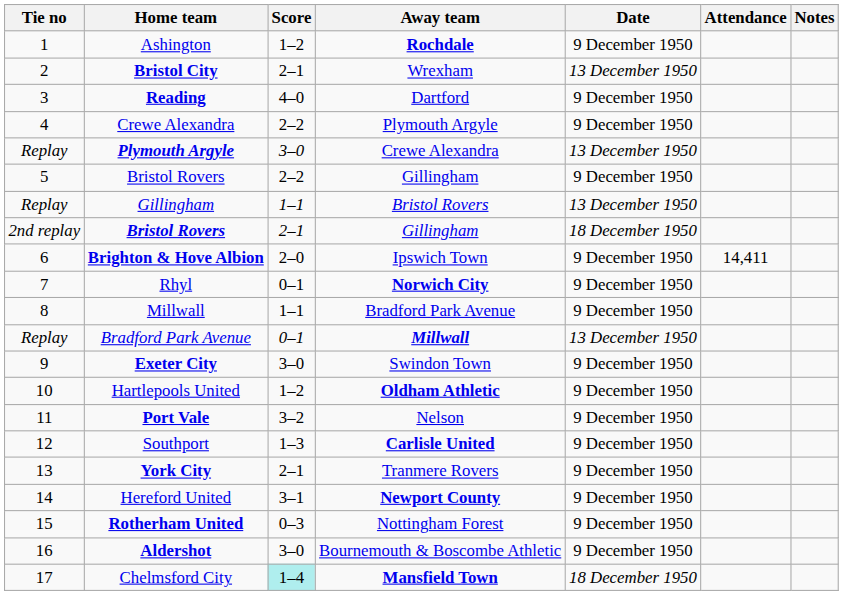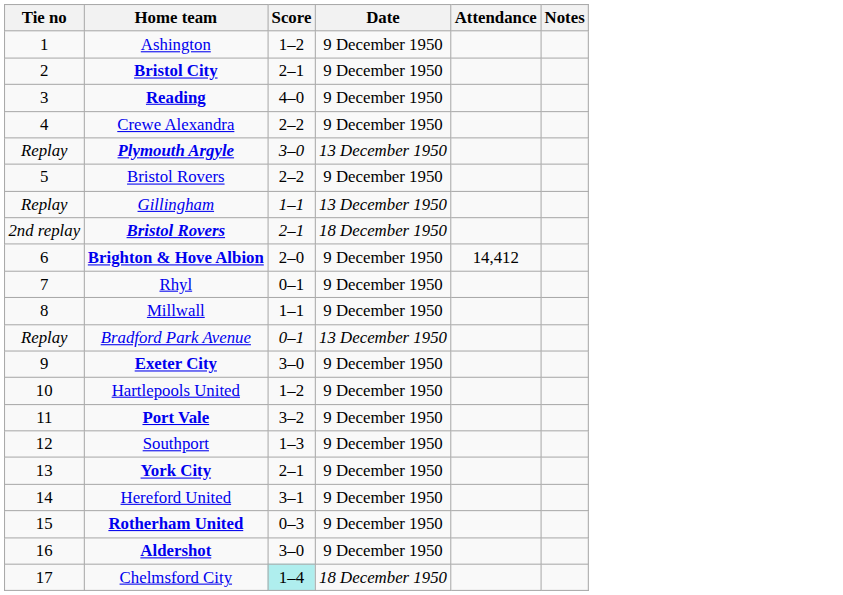- column: (440, 17)
(633, 71) 13 December 1950 -> (383, 71) 9 December 1950
(746, 257) 14,411 -> (496, 257) 14,412
